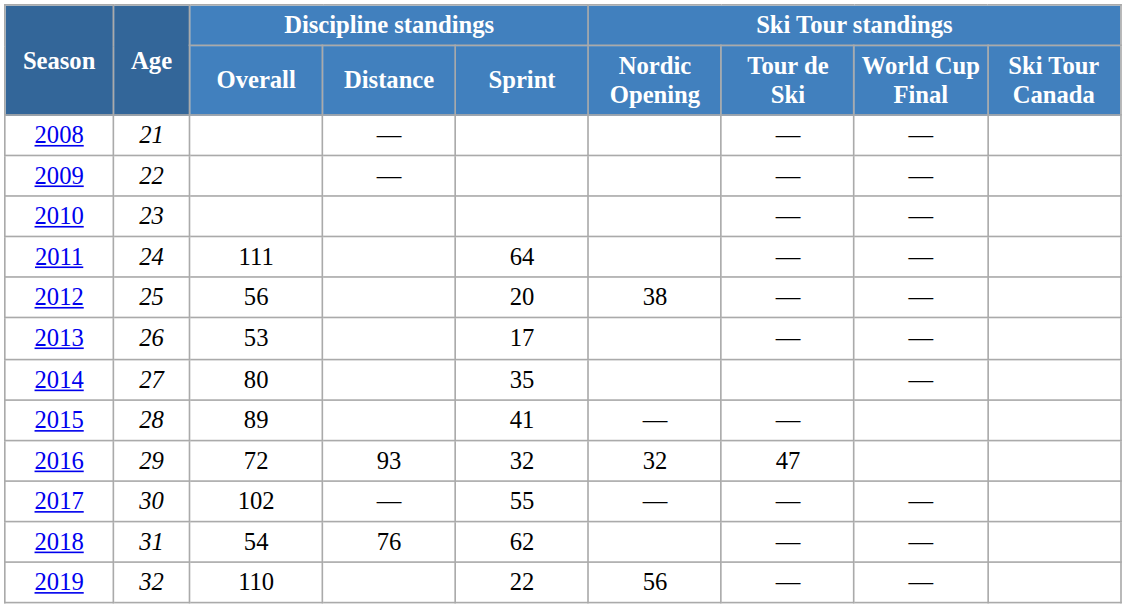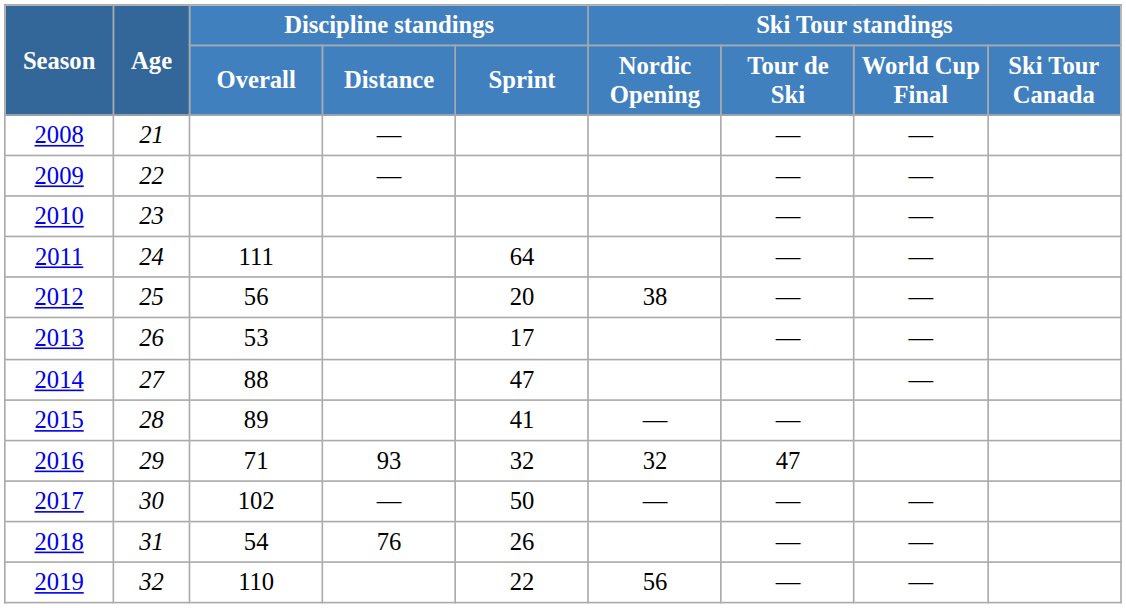(256, 378) 80 -> (256, 378) 88
(522, 378) 35 -> (522, 378) 47
(256, 460) 72 -> (256, 460) 71
(522, 500) 55 -> (522, 500) 50
(522, 541) 62 -> (522, 541) 26
